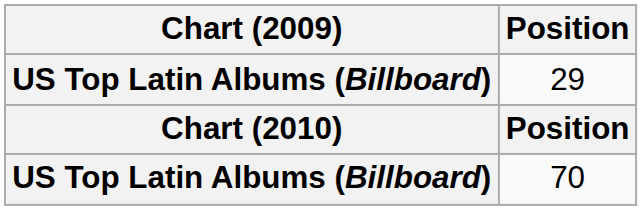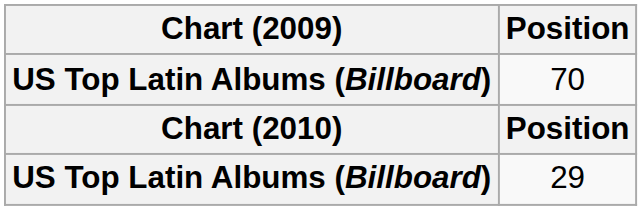rows swapped: (568, 79) <-> (568, 178)
